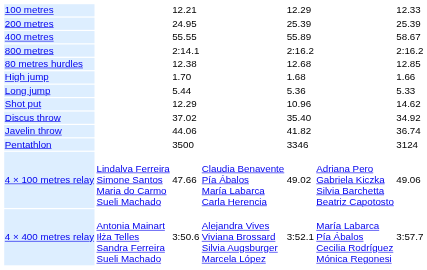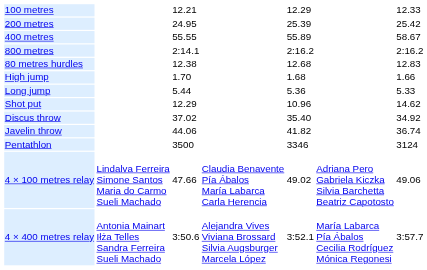(409, 23) 25.39 -> (409, 23) 25.42
(409, 64) 12.85 -> (409, 64) 12.83
